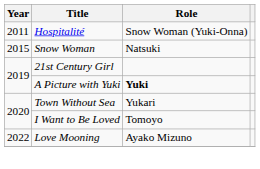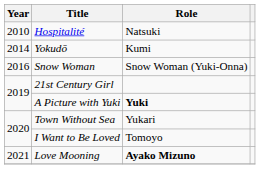(18, 31) 2011 -> (18, 31) 2010
(186, 31) Snow Woman (Yuki-Onna) -> (143, 31) Natsuki
+ row: (51, 48)
(18, 48) 2015 -> (18, 66) 2016
(143, 48) Natsuki -> (186, 66) Snow Woman (Yuki-Onna)
(18, 137) 2022 -> (18, 155) 2021
(159, 137) normal -> (160, 155) bold
